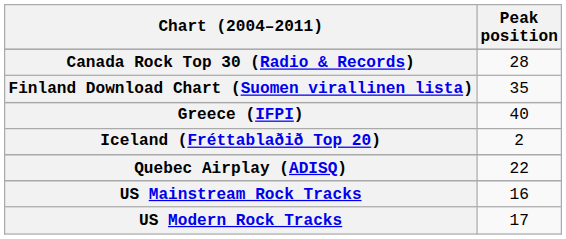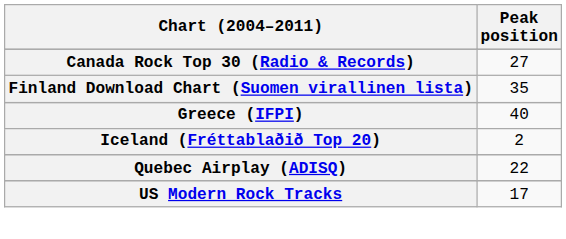(519, 63) 28 -> (519, 63) 27
- row: (241, 194)
